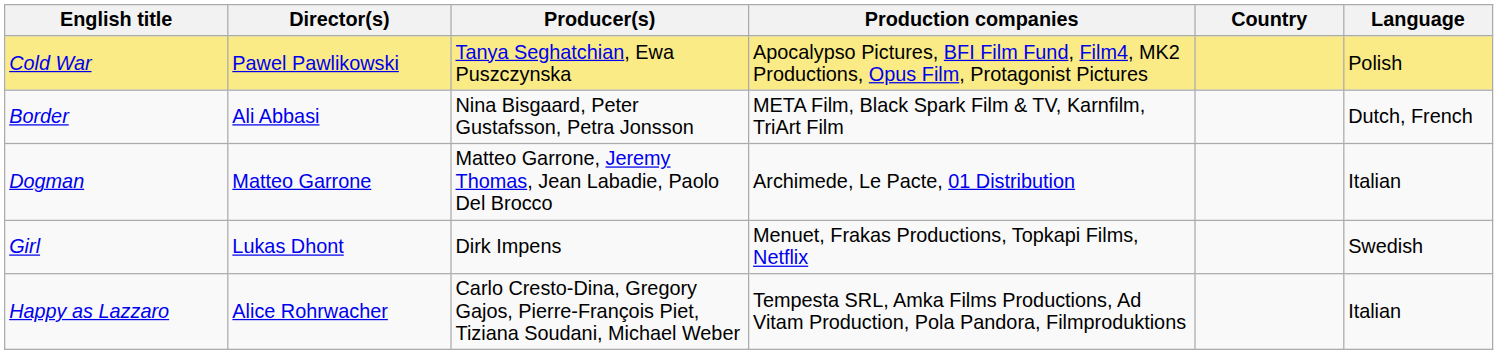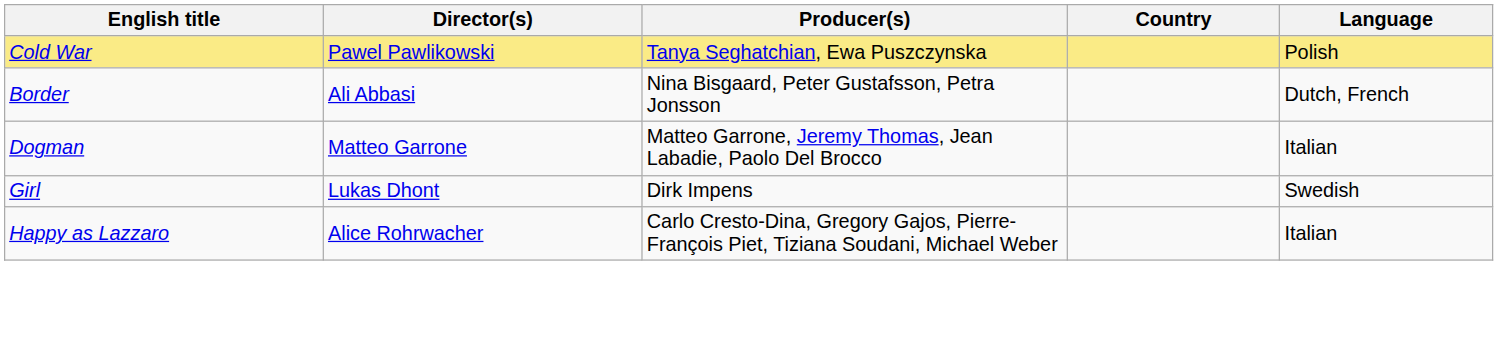- column: (972, 20)
